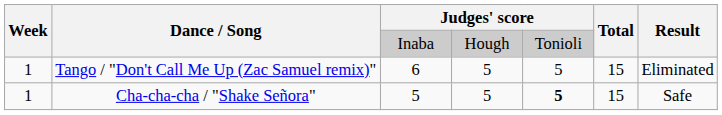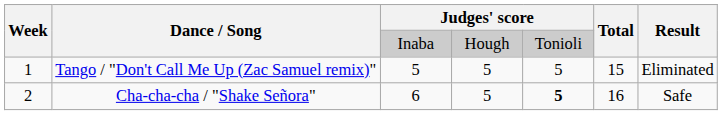(416, 69) 6 -> (416, 69) 5
(28, 95) 1 -> (28, 95) 2
(416, 95) 5 -> (416, 95) 6
(616, 95) 15 -> (616, 95) 16
